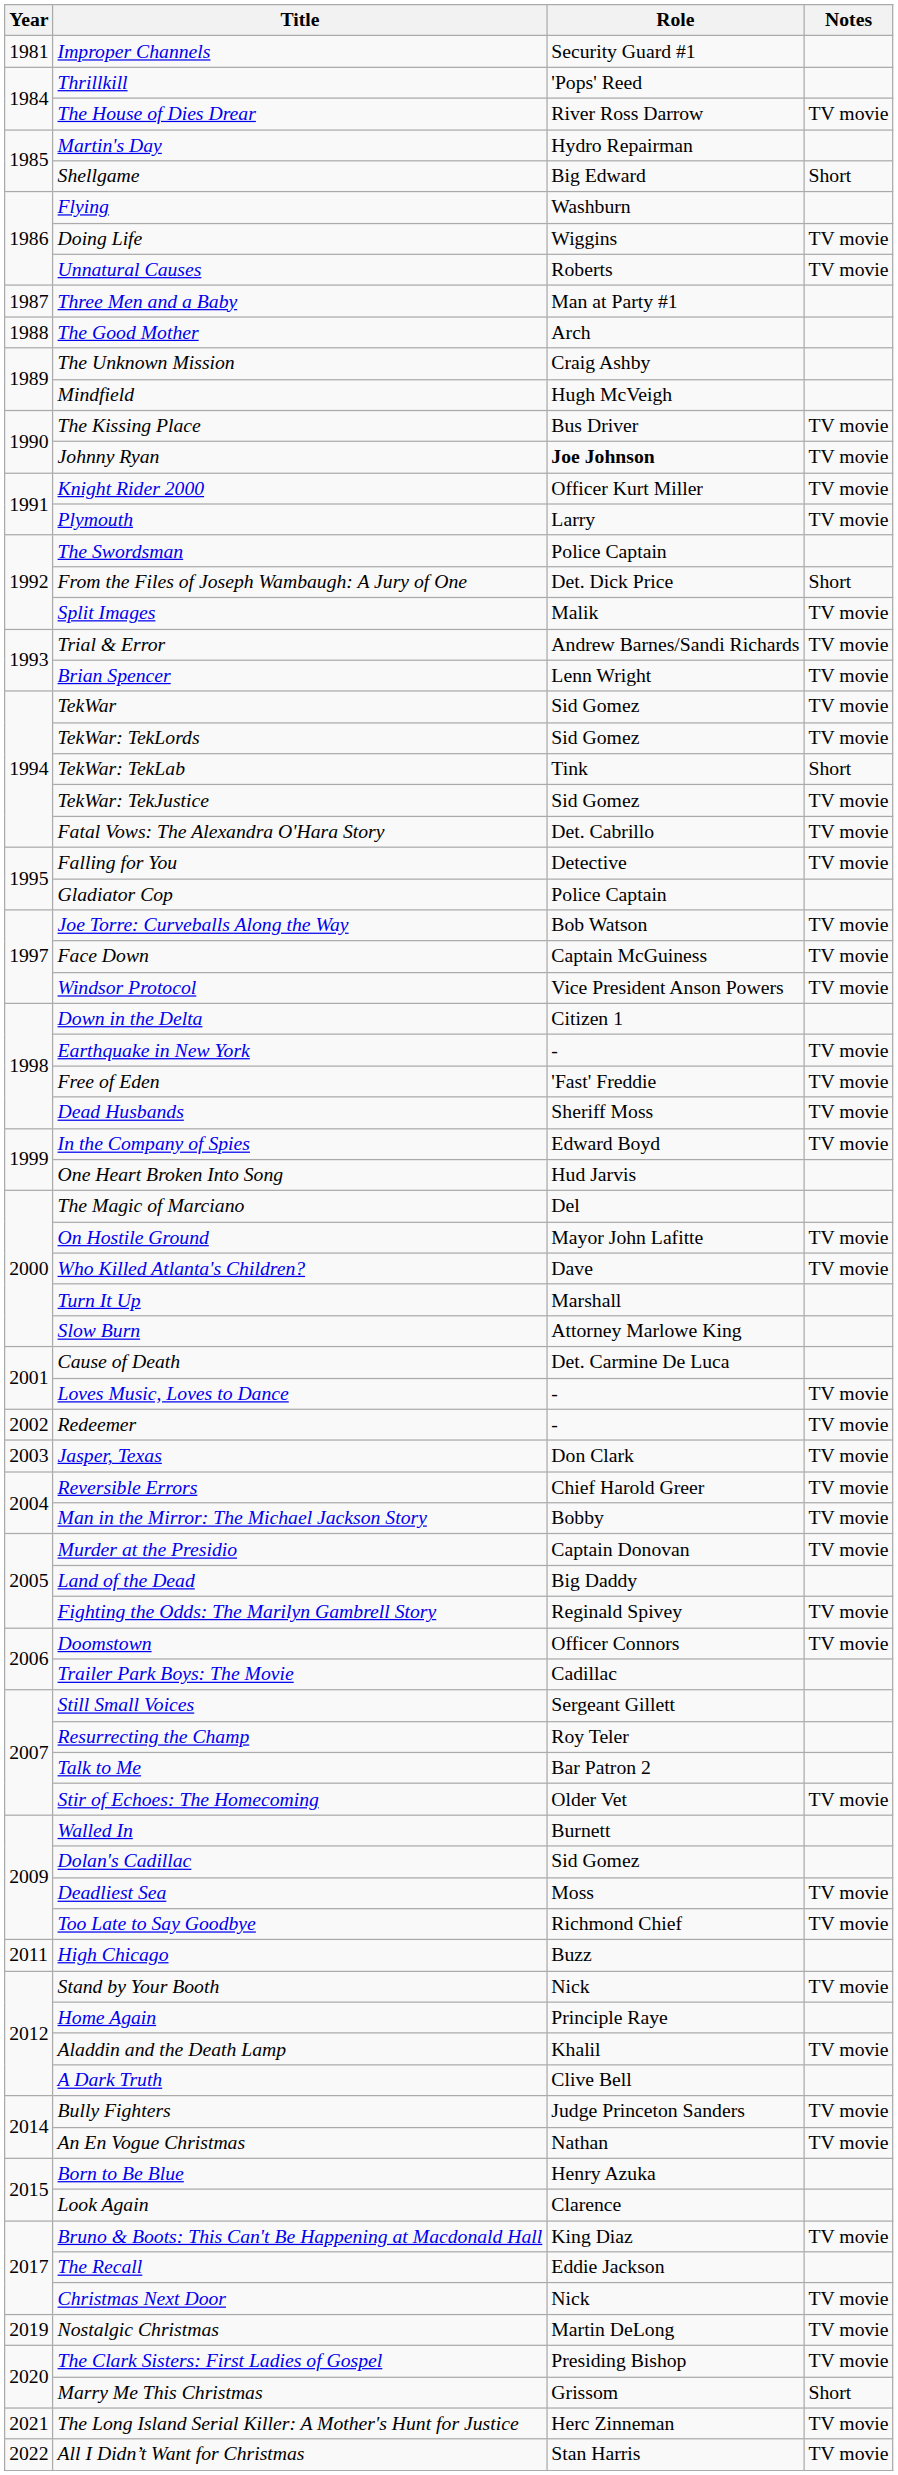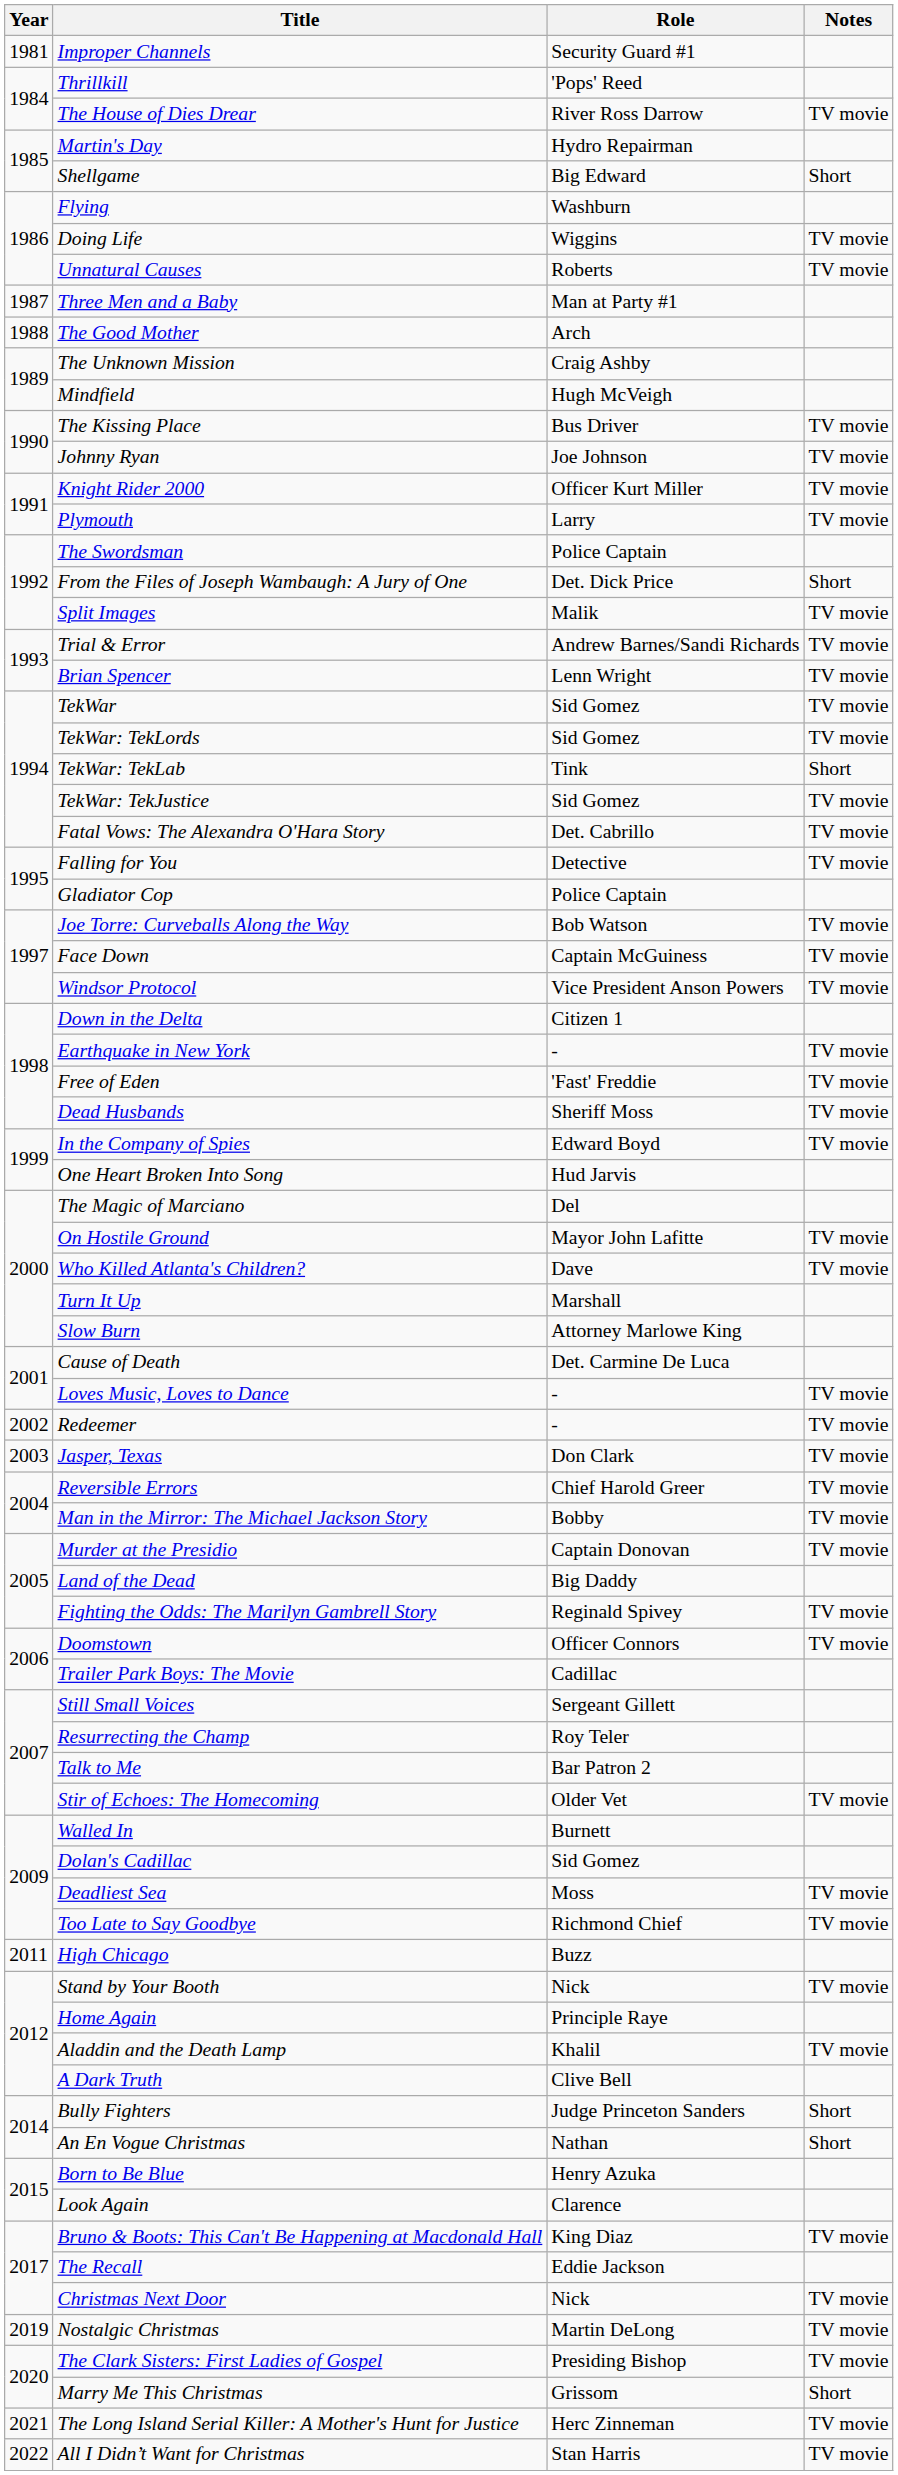(603, 457) bold -> (599, 457) normal
(849, 2111) TV movie -> (830, 2111) Short
(849, 2142) TV movie -> (830, 2142) Short
